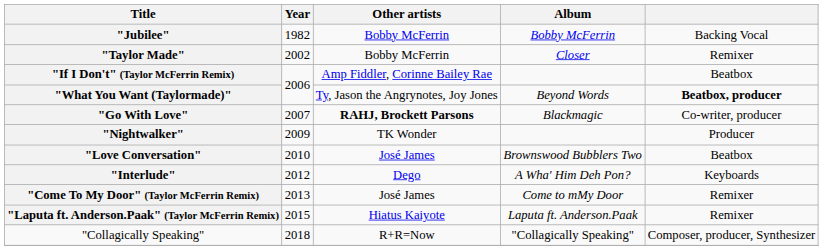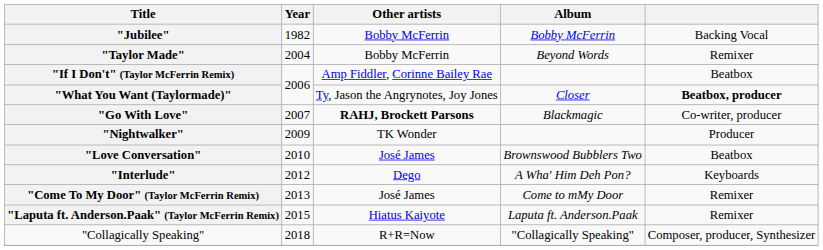(297, 54) 2002 -> (297, 54) 2004
(573, 54) Closer -> (573, 54) Beyond Words
(573, 94) Beyond Words -> (573, 94) Closer
